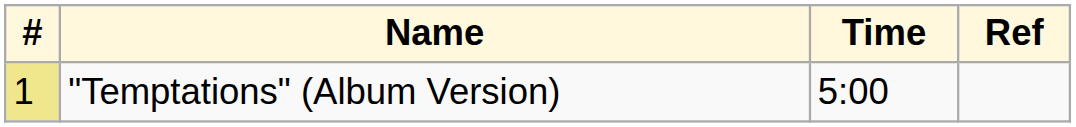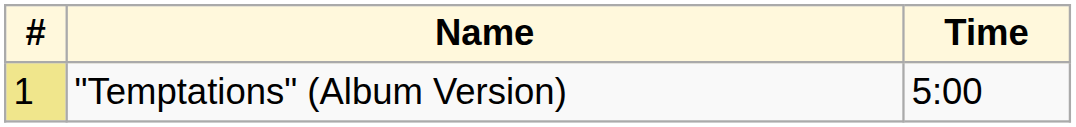- column: (1014, 33)
